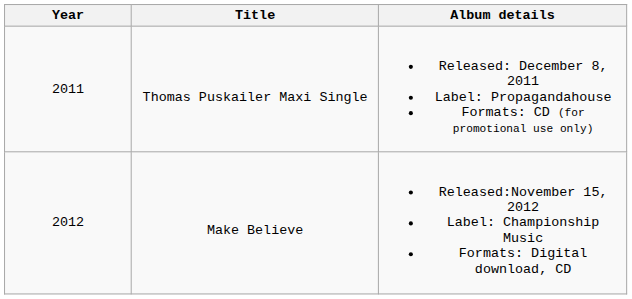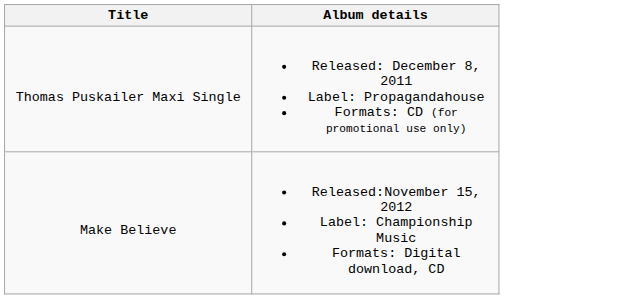- column: (68, 15)
